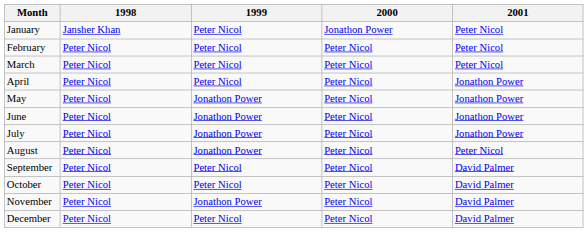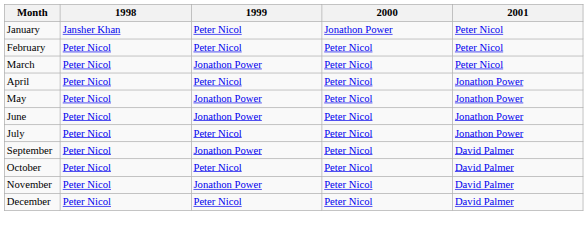(218, 64) Peter Nicol -> (228, 64) Jonathon Power
(228, 132) Jonathon Power -> (218, 132) Peter Nicol
- row: (22, 150)
(218, 167) Peter Nicol -> (228, 150) Jonathon Power
